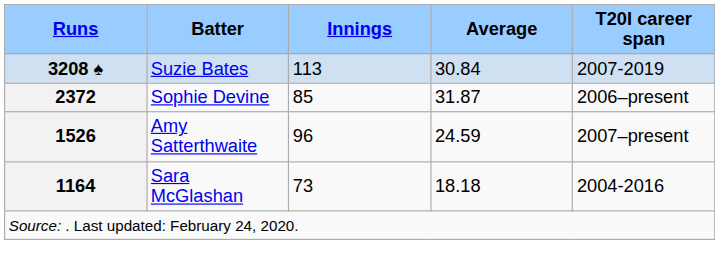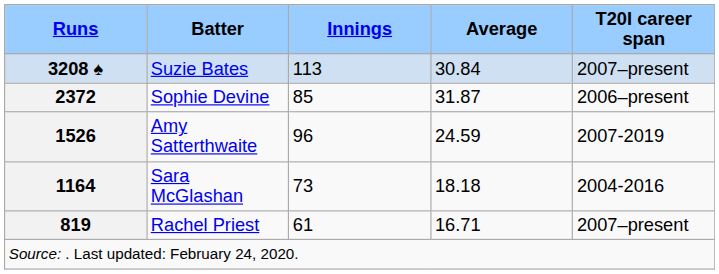(621, 68) 2007-2019 -> (633, 68) 2007–present
(633, 136) 2007–present -> (621, 136) 2007-2019
+ row: (205, 225)
